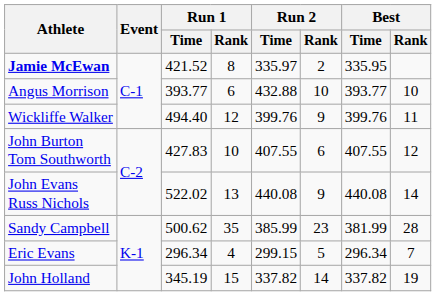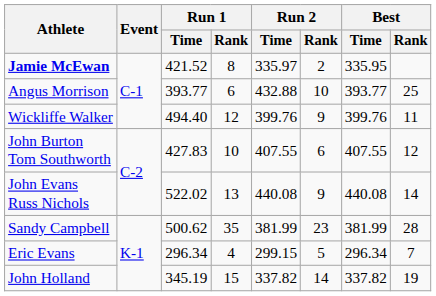(411, 91) 10 -> (411, 91) 25
(276, 228) 385.99 -> (276, 228) 381.99
